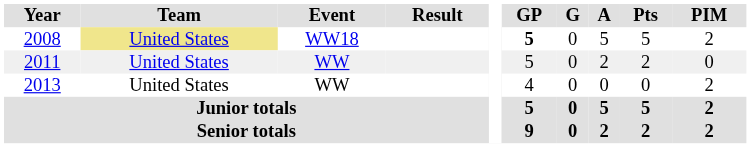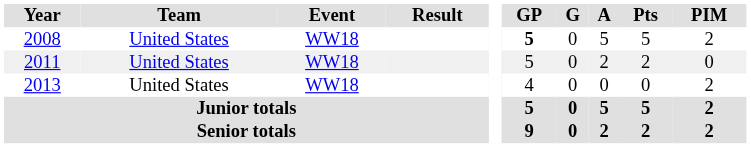(179, 38) khaki background -> (179, 38) no background
(332, 61) WW -> (332, 61) WW18
(332, 85) WW -> (332, 85) WW18
